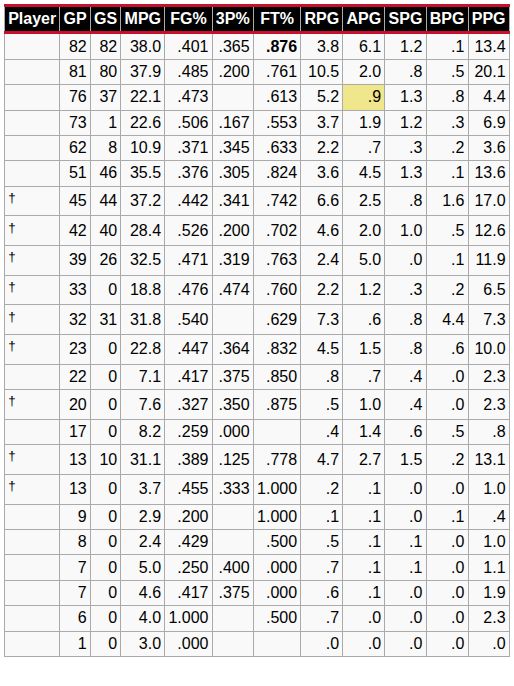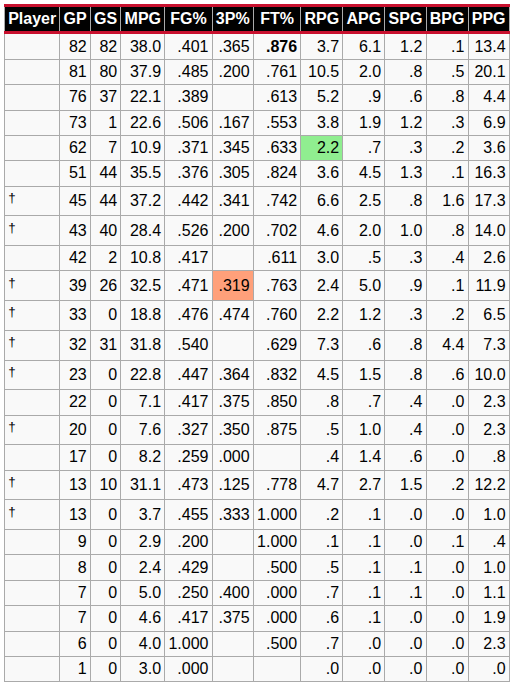(328, 46) 3.8 -> (328, 46) 3.7
(193, 97) .473 -> (193, 97) .389
(374, 97) khaki background -> (374, 97) no background
(411, 97) 1.3 -> (416, 97) .6
(328, 122) 3.7 -> (328, 122) 3.8
(113, 148) 8 -> (113, 148) 7
(328, 148) no background -> (328, 148) lightgreen background
(108, 173) 46 -> (108, 173) 44
(490, 173) 13.6 -> (490, 173) 16.3
(490, 200) 17.0 -> (490, 200) 17.3
(78, 230) 42 -> (78, 230) 43
(458, 230) .5 -> (458, 230) .8
(490, 230) 12.6 -> (490, 230) 14.0
+ row: (145, 258)
(234, 260) no background -> (234, 285) lightsalmon background
(416, 260) .0 -> (416, 285) .9
(458, 432) .5 -> (458, 457) .0
(193, 459) .389 -> (193, 485) .473
(490, 459) 13.1 -> (490, 485) 12.2
